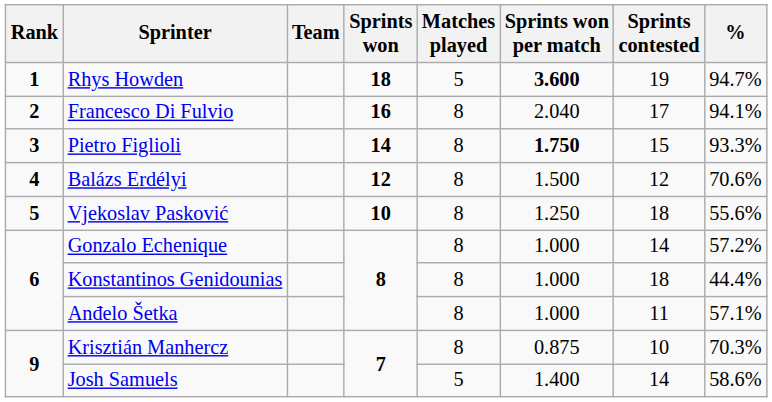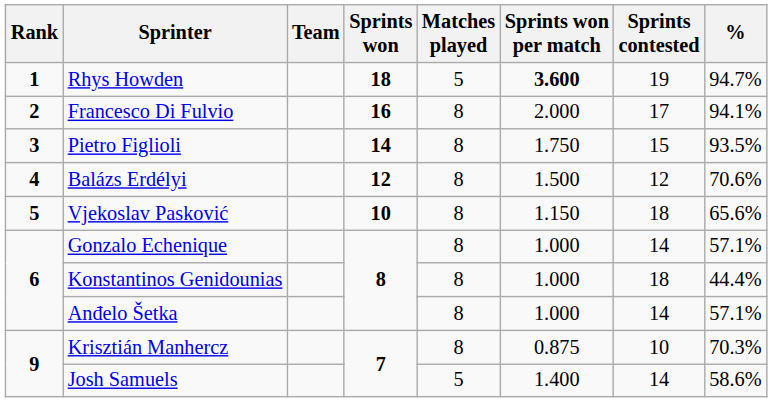(557, 112) 2.040 -> (557, 112) 2.000
(557, 146) bold -> (557, 146) normal
(735, 146) 93.3% -> (735, 146) 93.5%
(557, 213) 1.250 -> (557, 213) 1.150
(735, 213) 55.6% -> (735, 213) 65.6%
(735, 246) 57.2% -> (735, 246) 57.1%
(659, 313) 11 -> (659, 313) 14
